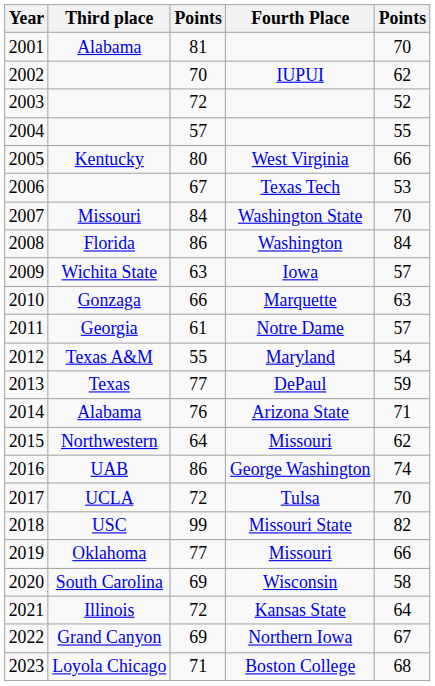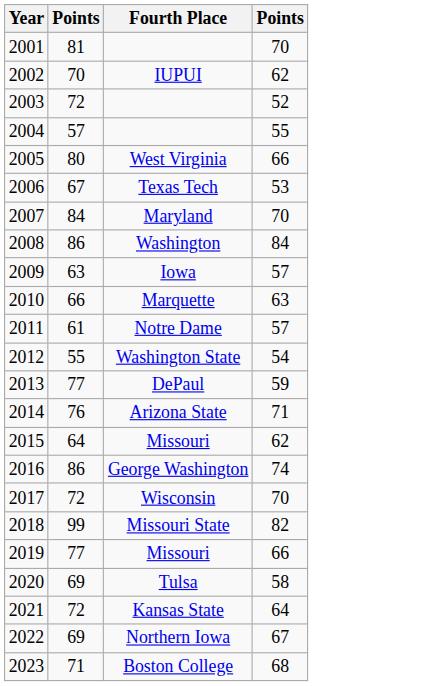- column: (109, 18)
(300, 215) Washington State -> (178, 215) Maryland
(300, 356) Maryland -> (178, 356) Washington State
(300, 497) Tulsa -> (178, 497) Wisconsin
(300, 581) Wisconsin -> (178, 581) Tulsa
